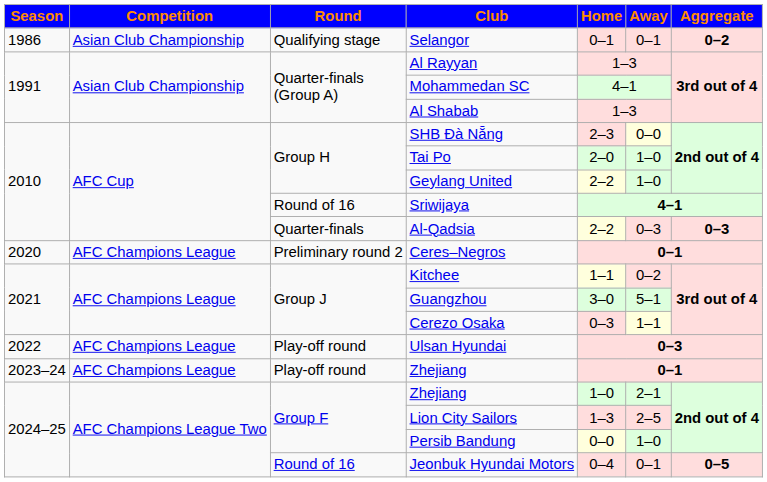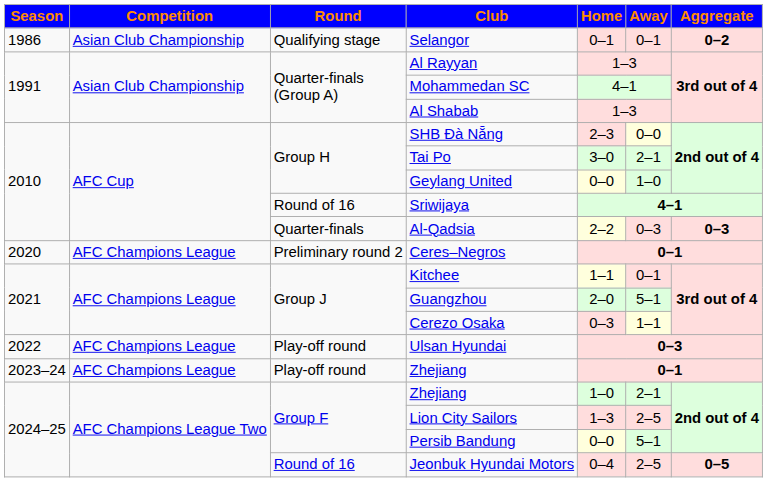(602, 157) 2–0 -> (602, 157) 3–0
(648, 157) 1–0 -> (648, 157) 2–1
(602, 181) 2–2 -> (602, 181) 0–0
(648, 275) 0–2 -> (648, 275) 0–1
(602, 299) 3–0 -> (602, 299) 2–0
(648, 441) 1–0 -> (648, 441) 5–1
(648, 464) 0–1 -> (648, 464) 2–5
